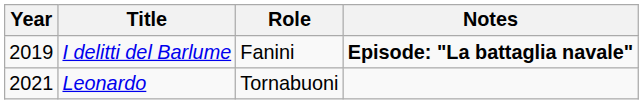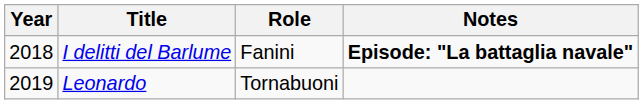(31, 51) 2019 -> (31, 51) 2018
(31, 83) 2021 -> (31, 83) 2019
